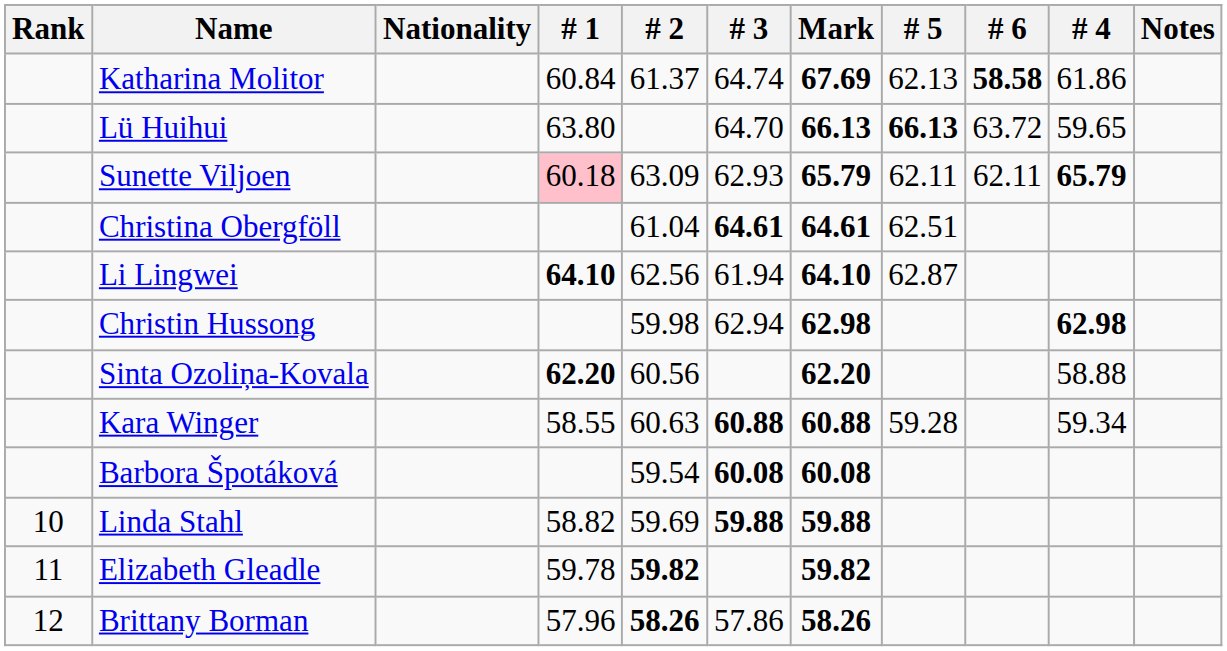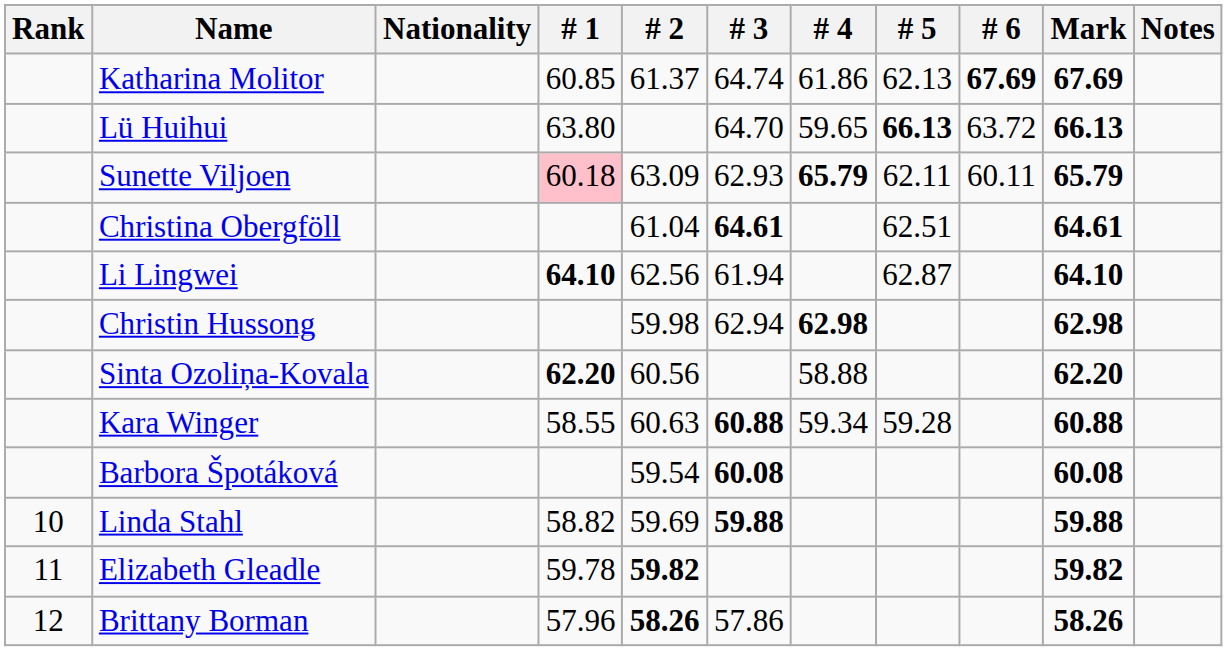columns swapped: (1091, 29) <-> (836, 29)
(581, 78) 60.84 -> (581, 78) 60.85
(1007, 78) 58.58 -> (1001, 78) 67.69
(1007, 176) 62.11 -> (1001, 176) 60.11
